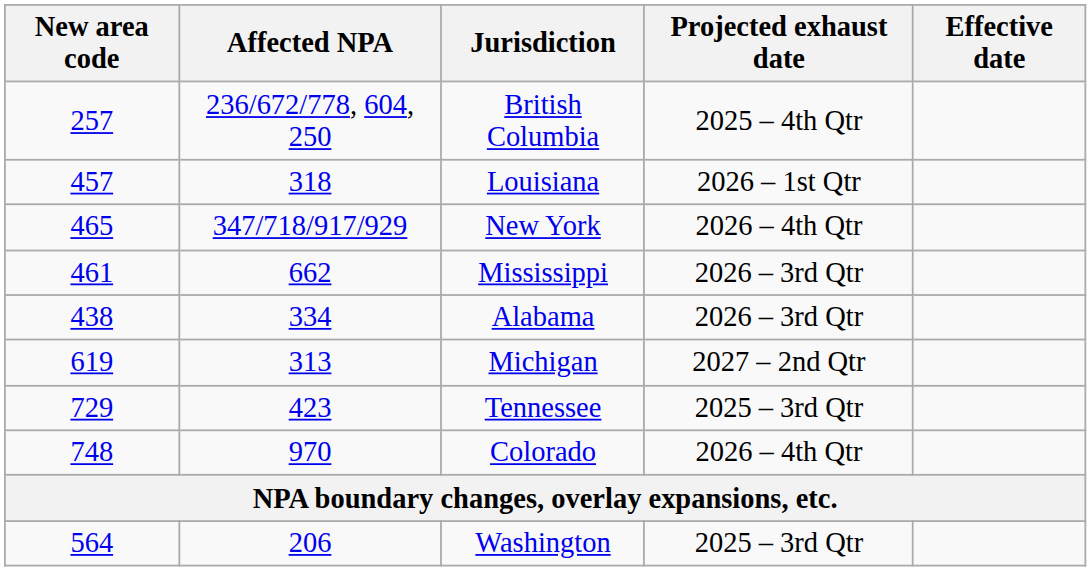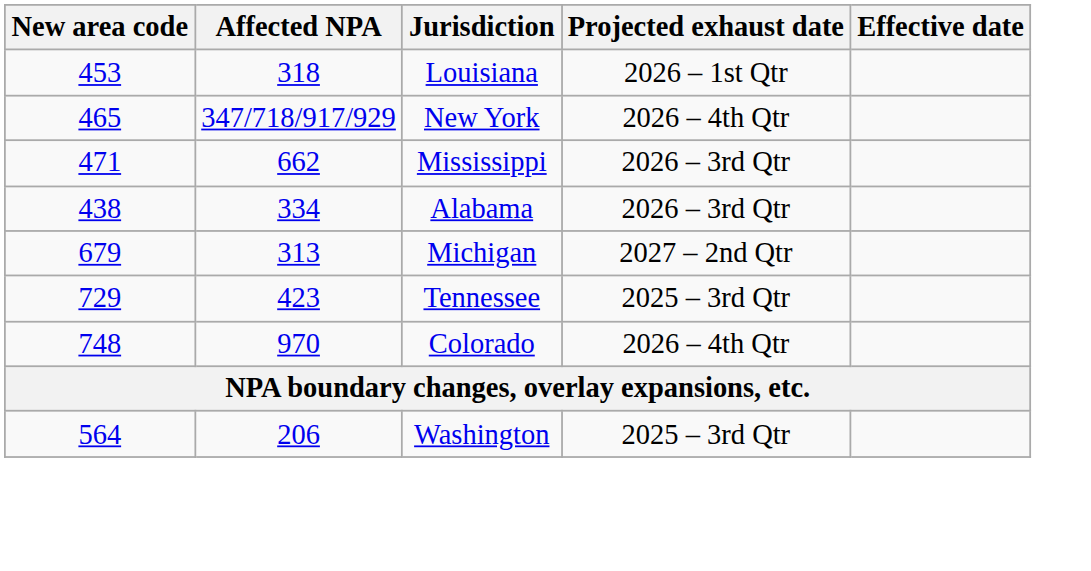- row: (543, 120)
(92, 181) 457 -> (100, 72) 453
(92, 271) 461 -> (100, 162) 471
(92, 362) 619 -> (100, 252) 679
